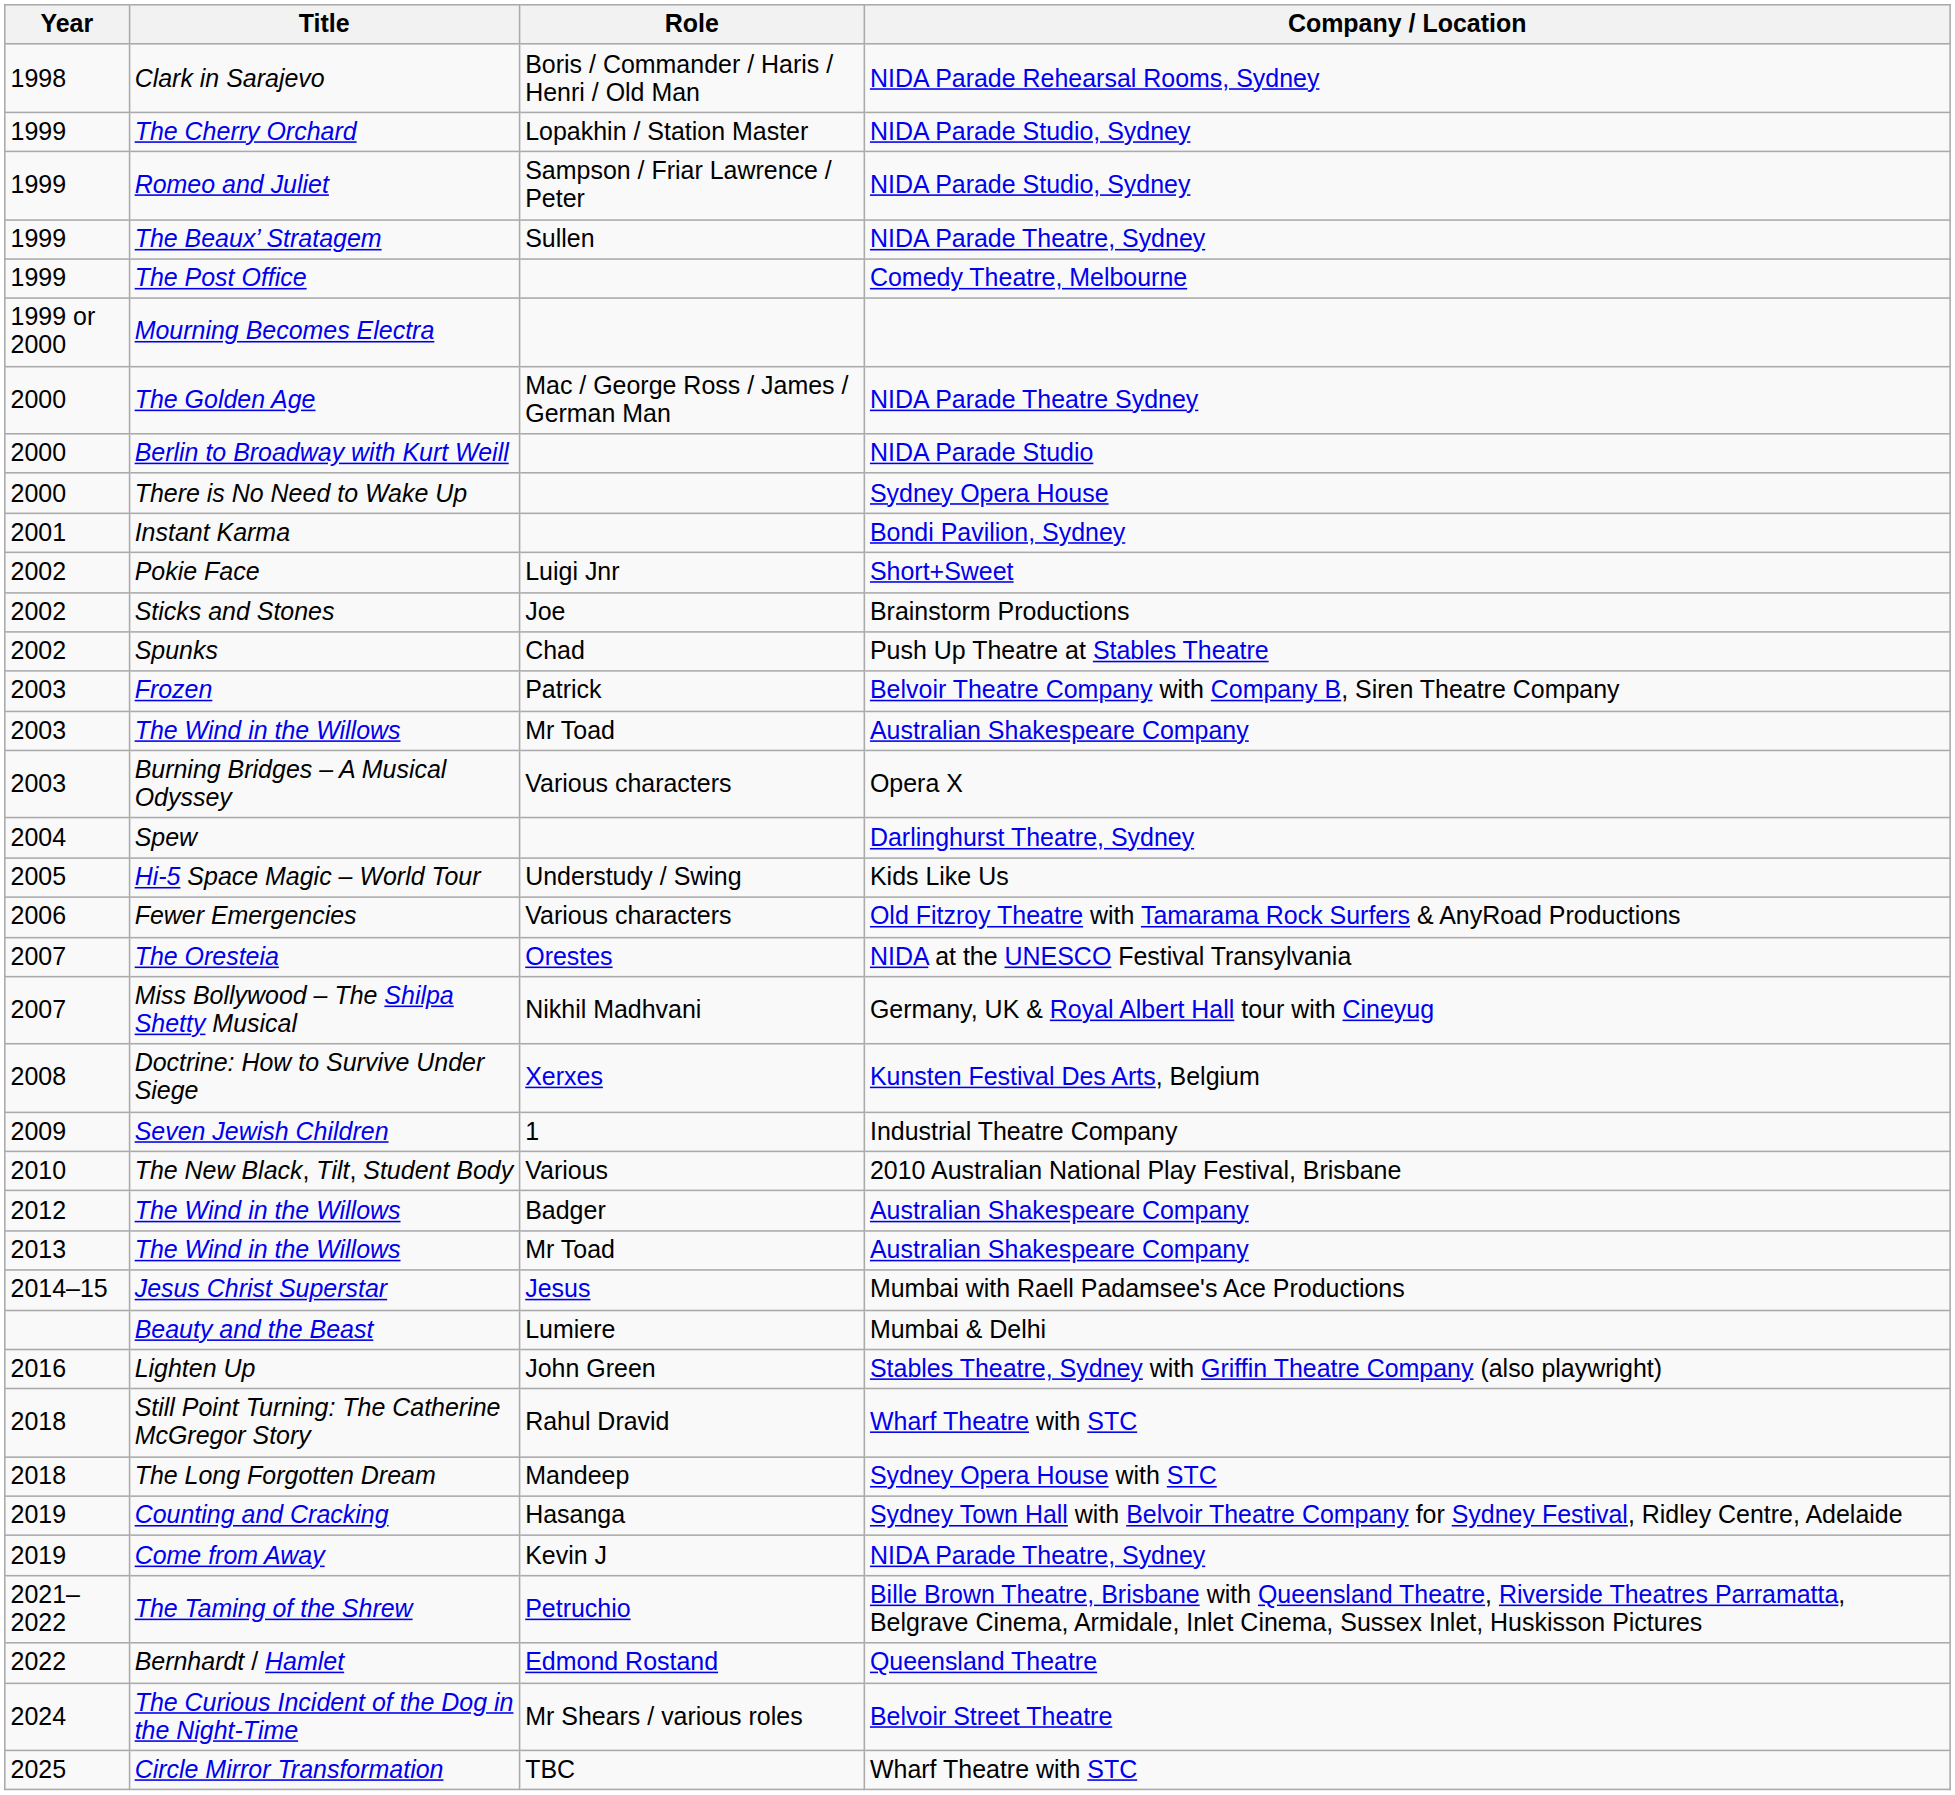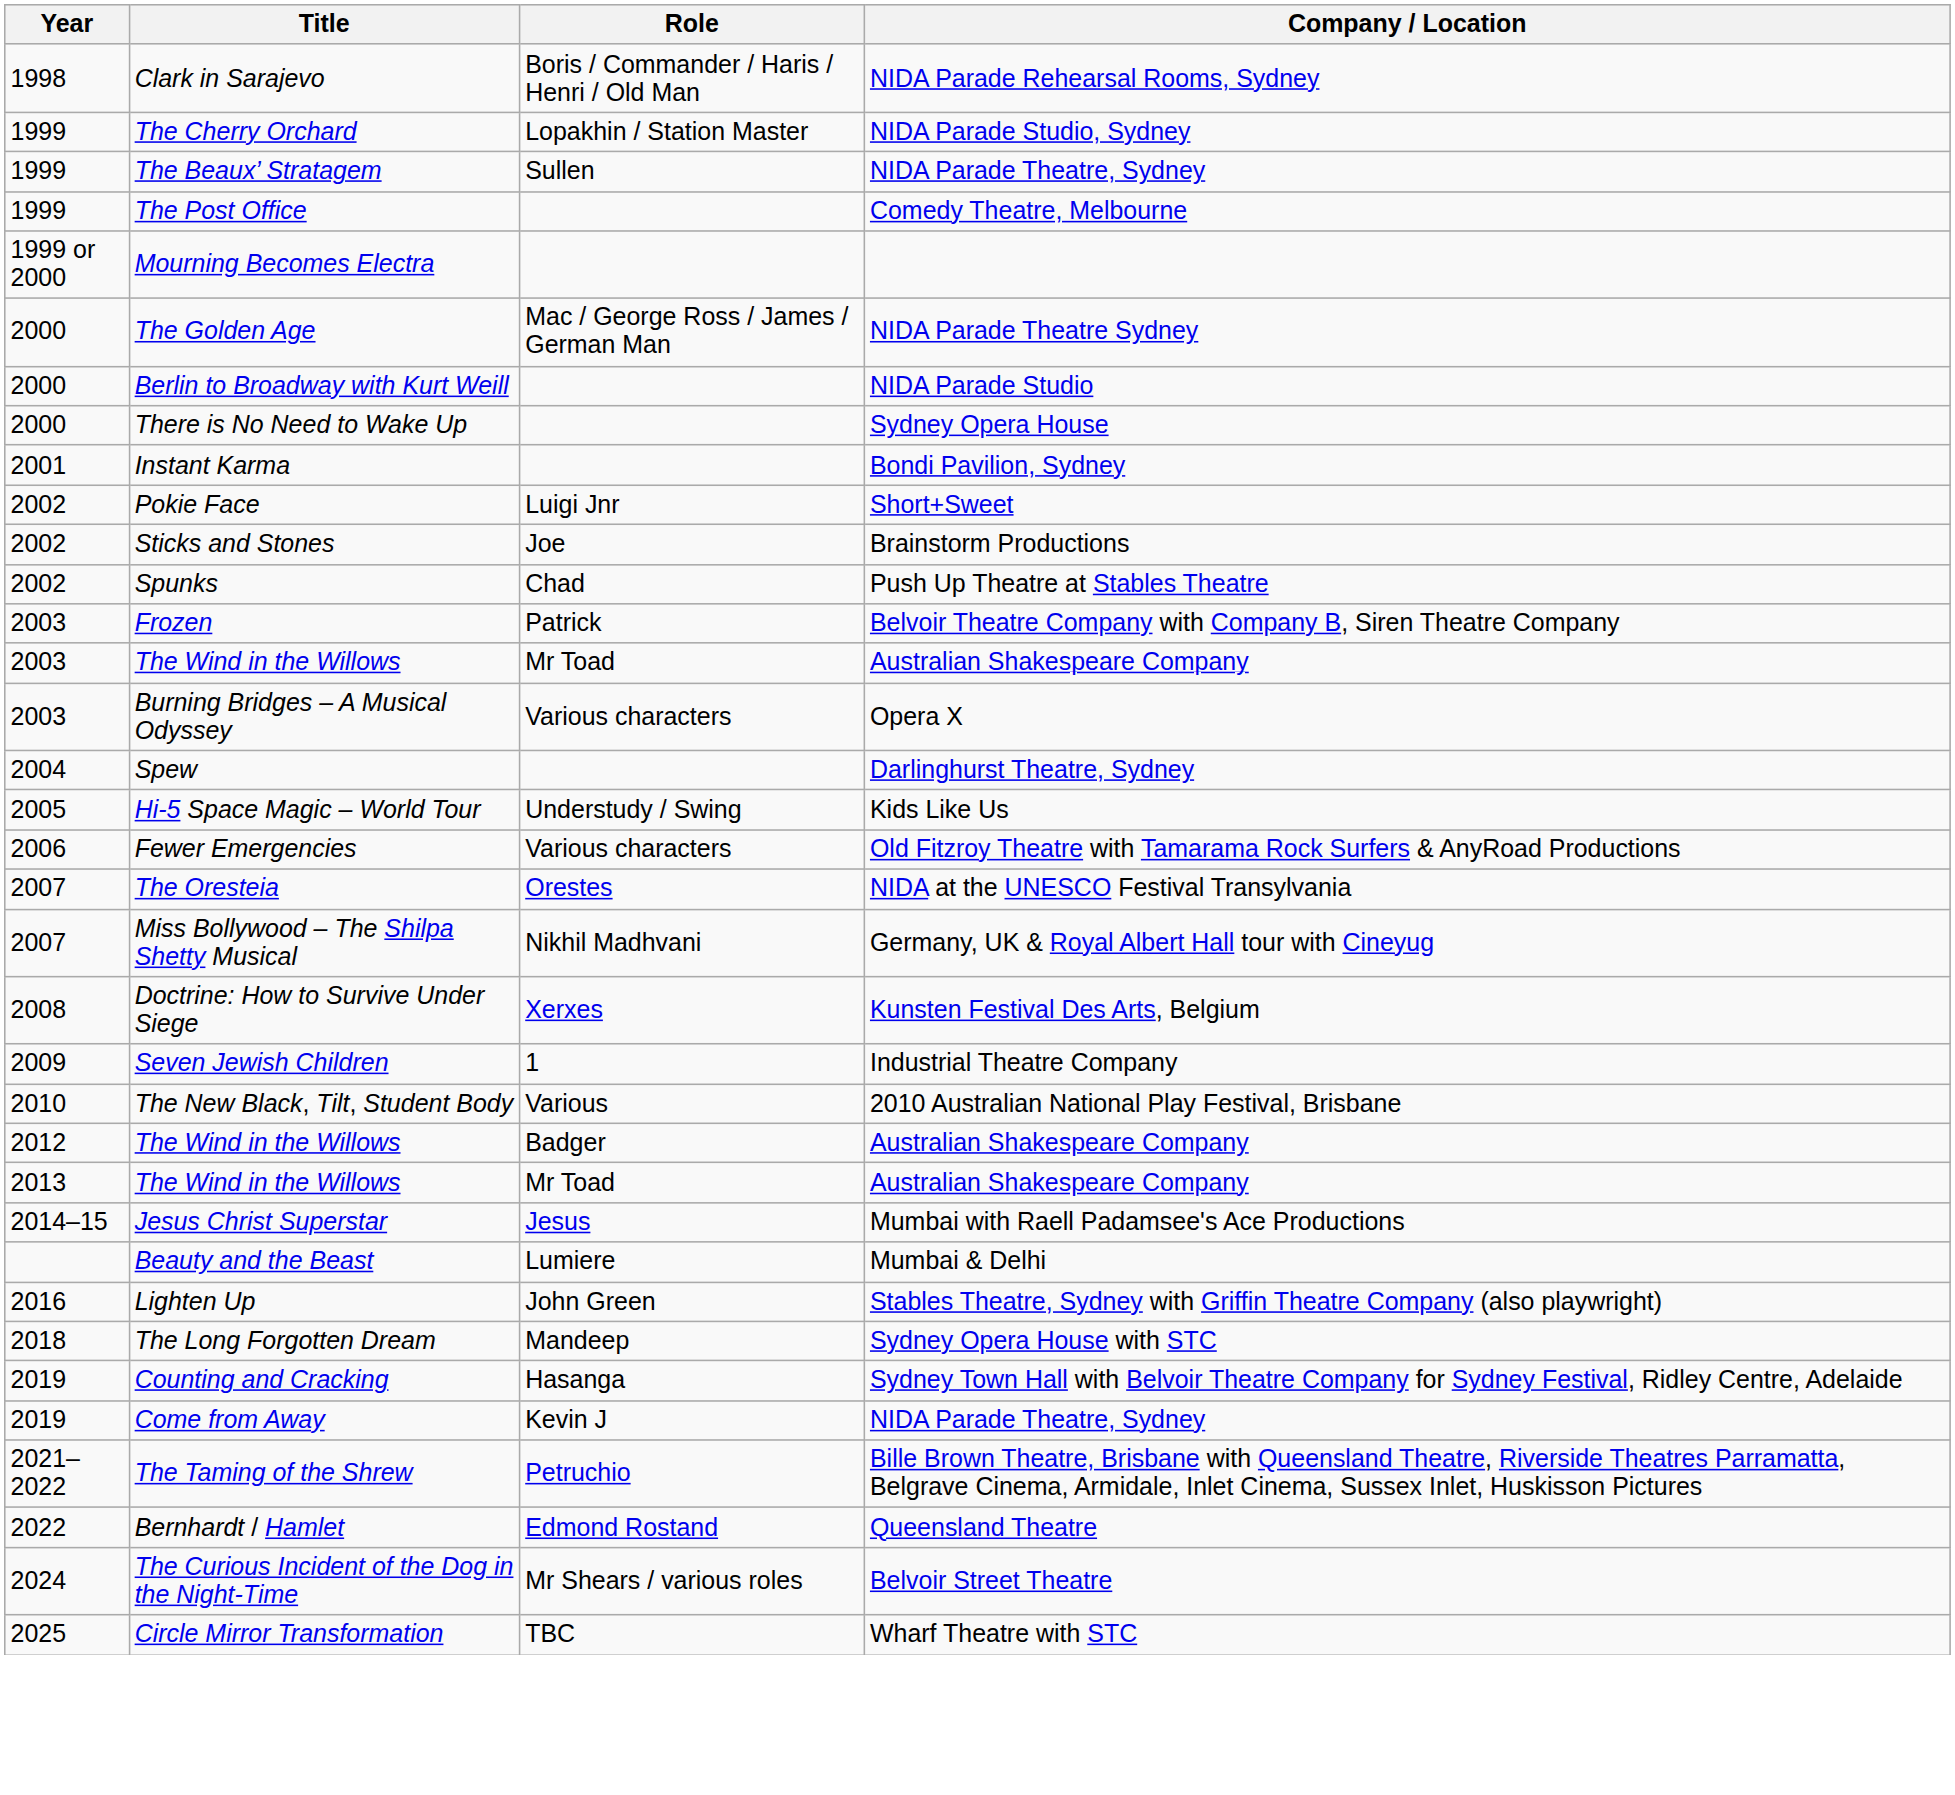- row: (38, 185)
- row: (38, 1422)
